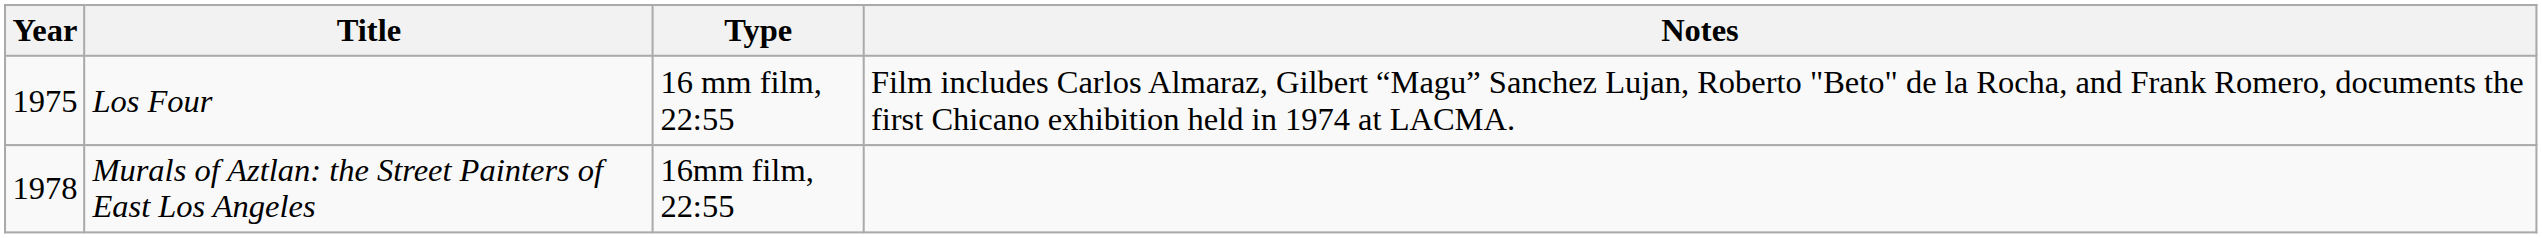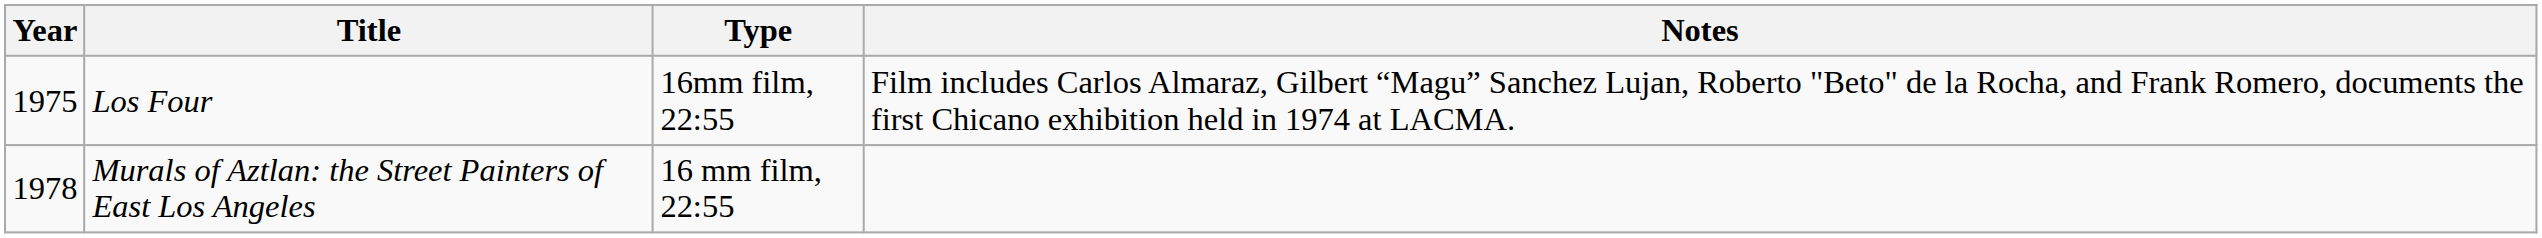(741, 100) 16 mm film, 22:55 -> (737, 100) 16mm film, 22:55
(737, 188) 16mm film, 22:55 -> (741, 188) 16 mm film, 22:55
